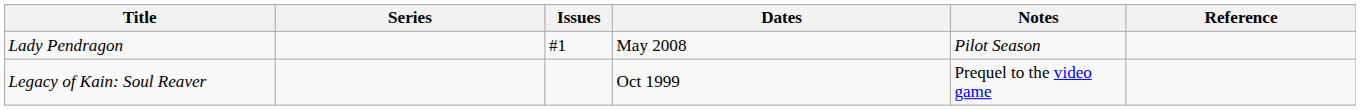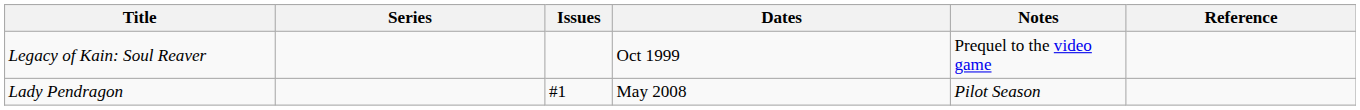rows swapped: (107, 82) <-> (66, 45)
